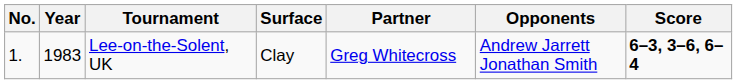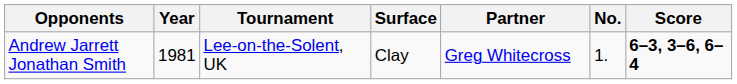columns swapped: (22, 17) <-> (551, 17)
(62, 55) 1983 -> (177, 55) 1981
